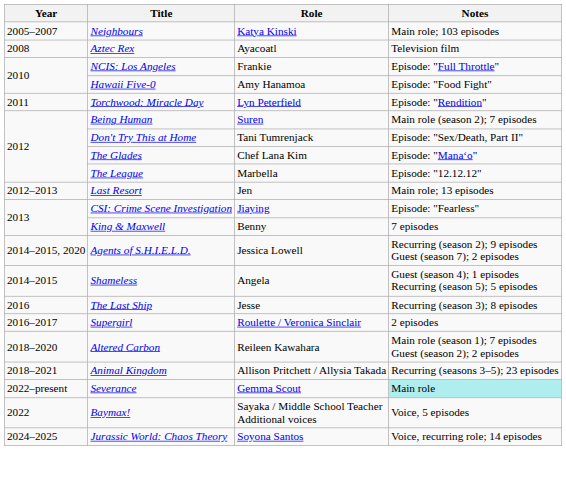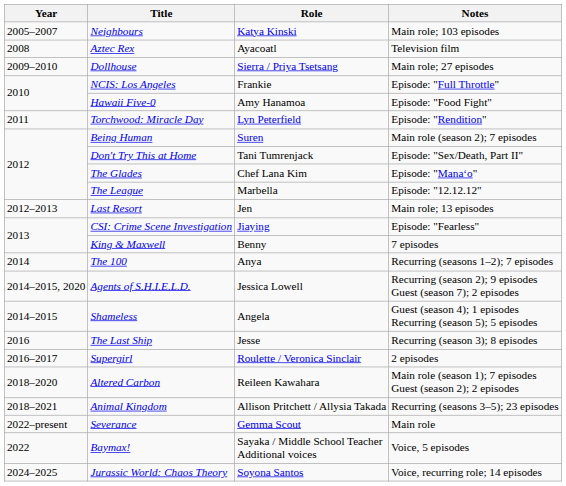+ row: (114, 66)
+ row: (109, 262)
(413, 388) paleturquoise background -> (413, 424) no background
